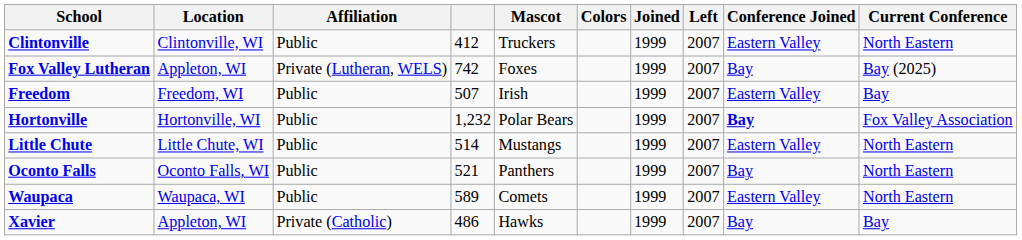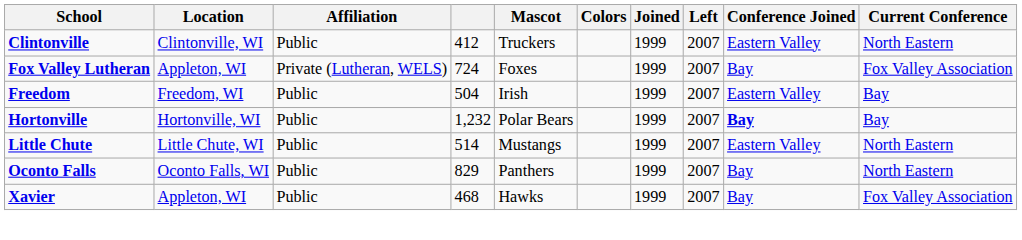(467, 68) 742 -> (467, 68) 724
(900, 68) Bay (2025) -> (938, 68) Fox Valley Association
(467, 94) 507 -> (467, 94) 504
(938, 119) Fox Valley Association -> (876, 119) Bay
(467, 171) 521 -> (467, 171) 829
- row: (41, 196)
(334, 222) Private (Catholic) -> (297, 196) Public
(467, 222) 486 -> (467, 196) 468
(876, 222) Bay -> (938, 196) Fox Valley Association
